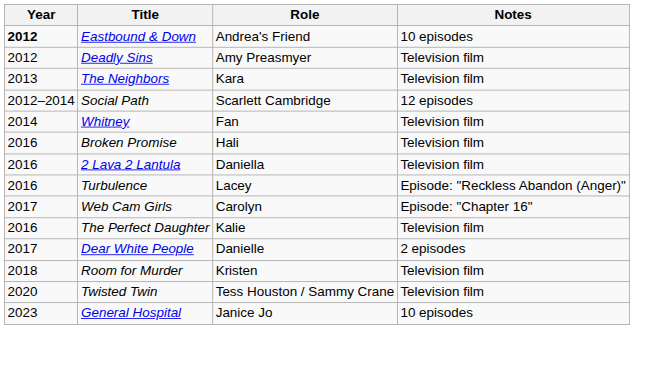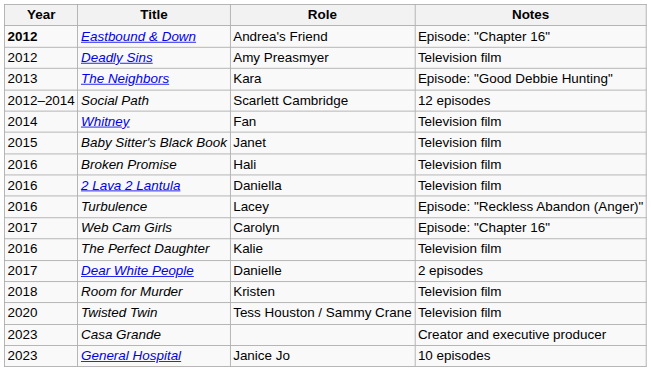(437, 36) 10 episodes -> (484, 36) Episode: "Chapter 16"
(442, 79) Television film -> (515, 79) Episode: "Good Debbie Hunting"
+ row: (154, 143)
+ row: (121, 334)
